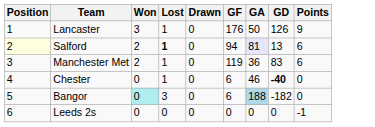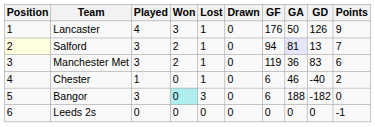+ column: (151, 12)
(164, 46) bold -> (203, 46) normal
(300, 46) 6 -> (339, 46) 7
(278, 79) bold -> (317, 79) normal
(300, 79) 0 -> (339, 79) 2
(257, 96) lightblue background -> (296, 96) no background
